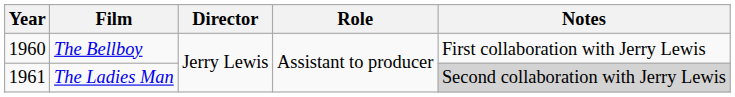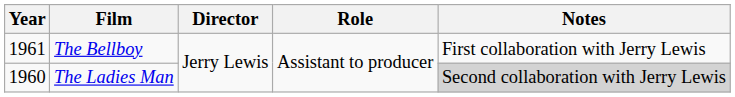(27, 48) 1960 -> (27, 48) 1961
(27, 77) 1961 -> (27, 77) 1960
